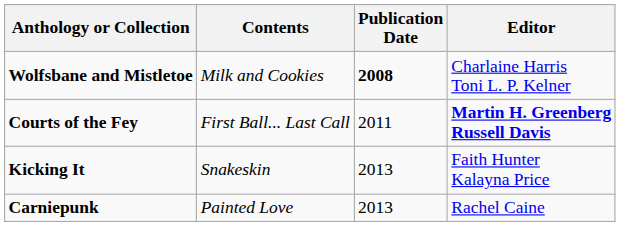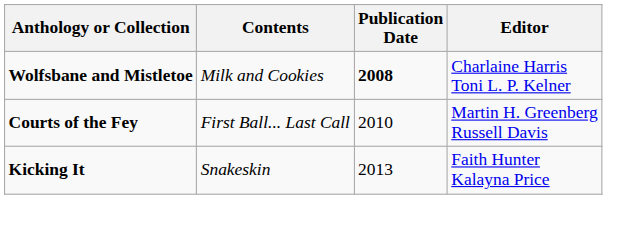(375, 122) 2011 -> (375, 122) 2010
(531, 122) bold -> (525, 122) normal
- row: (54, 207)
